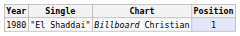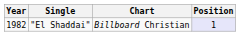(16, 25) 1980 -> (16, 25) 1982
